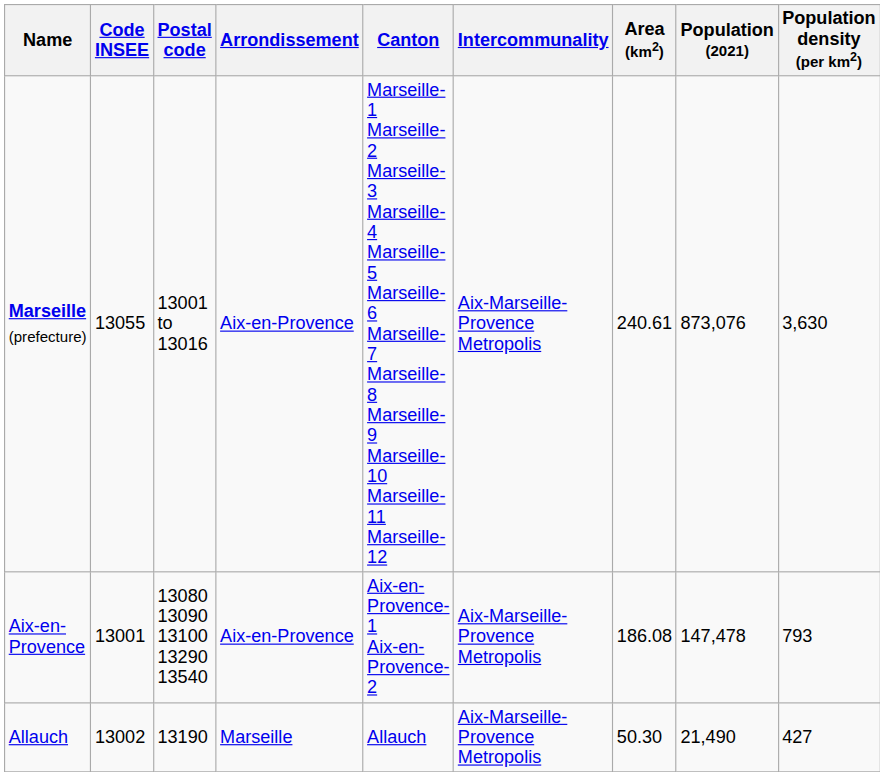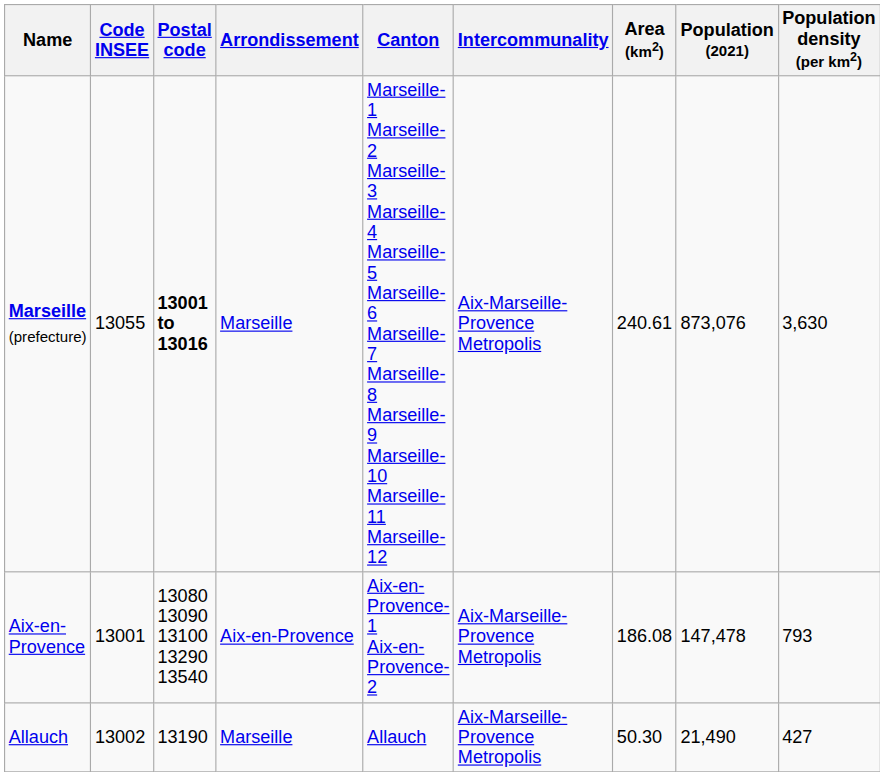(183, 323) normal -> (183, 323) bold
(287, 323) Aix-en-Provence -> (256, 323) Marseille
